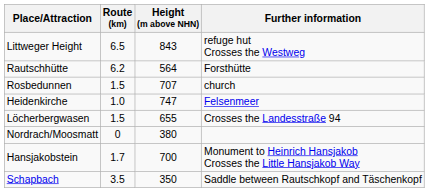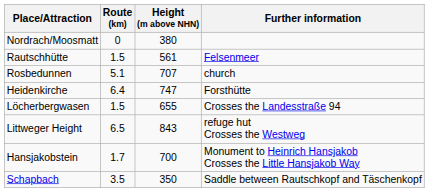rows swapped: (52, 135) <-> (44, 46)
(118, 69) 6.2 -> (118, 57) 1.5
(168, 69) 564 -> (168, 57) 561
(227, 69) Forsthütte -> (231, 57) Felsenmeer
(118, 85) 1.5 -> (118, 73) 5.1
(118, 102) 1.0 -> (118, 90) 6.4
(231, 102) Felsenmeer -> (227, 90) Forsthütte
